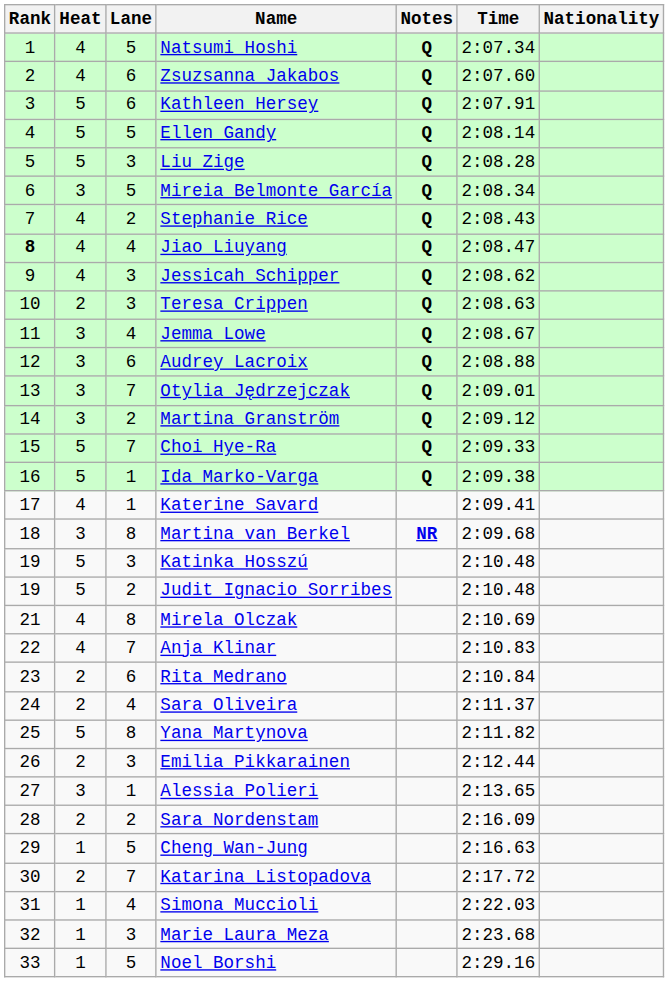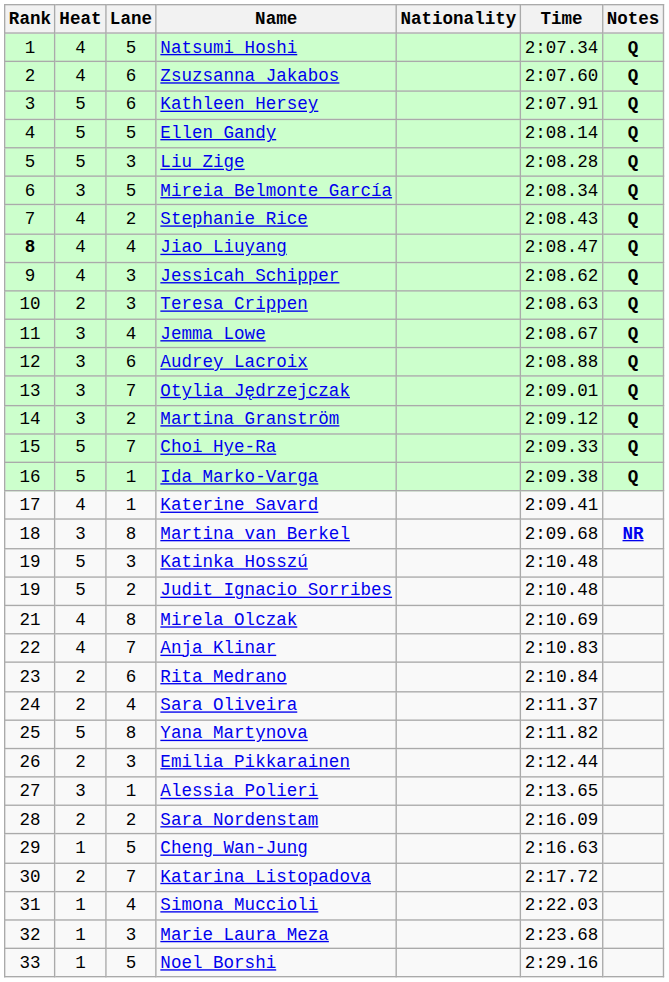columns swapped: (601, 19) <-> (427, 19)
